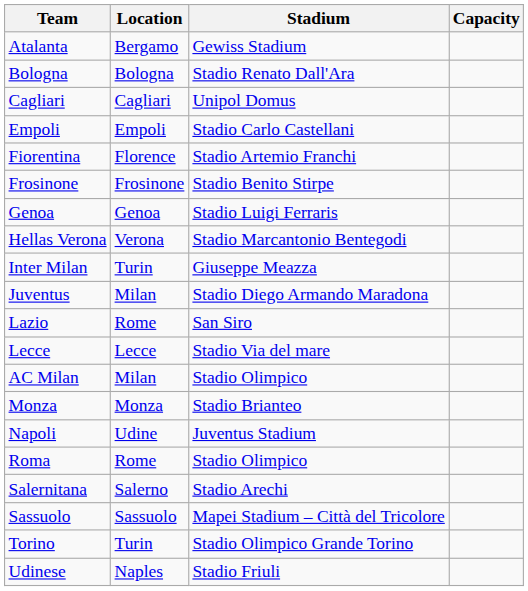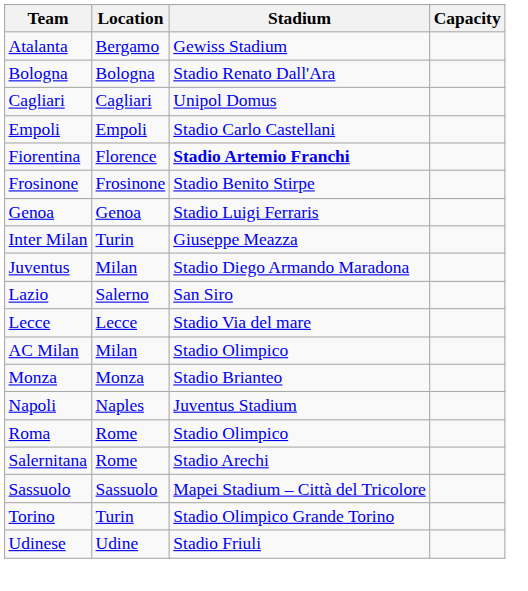(274, 156) normal -> (262, 156) bold
- row: (58, 239)
(135, 322) Rome -> (122, 294) Salerno
(136, 433) Udine -> (120, 405) Naples
(141, 488) Salerno -> (116, 460) Rome
(139, 571) Naples -> (117, 543) Udine
